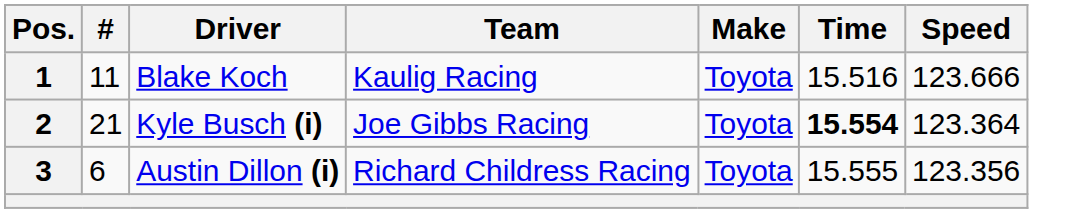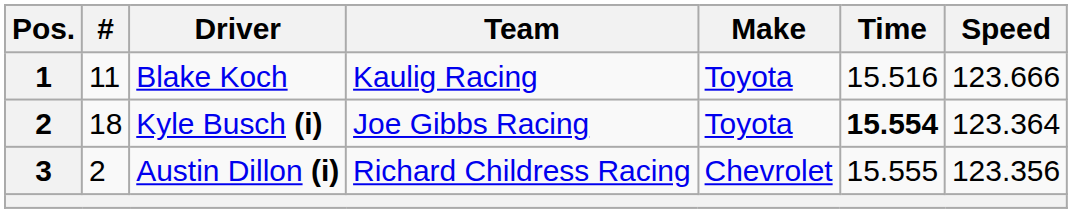(106, 124) 21 -> (106, 124) 18
(97, 171) 6 -> (97, 171) 2
(749, 171) Toyota -> (769, 171) Chevrolet
